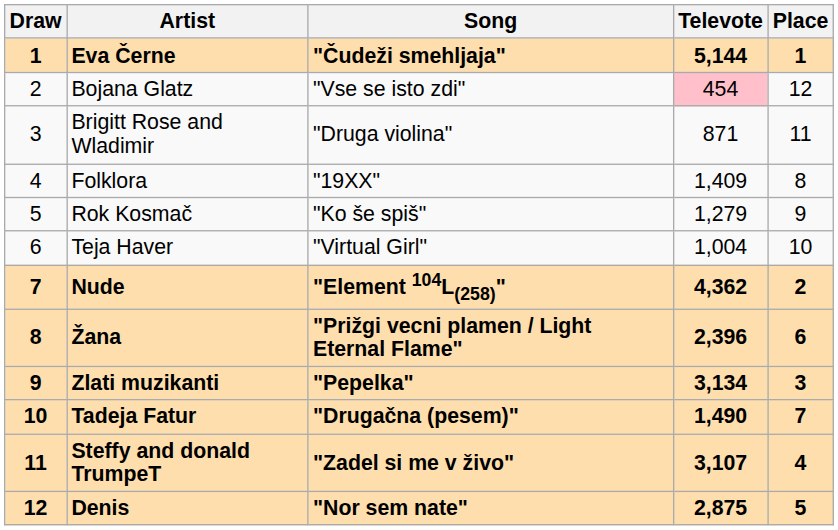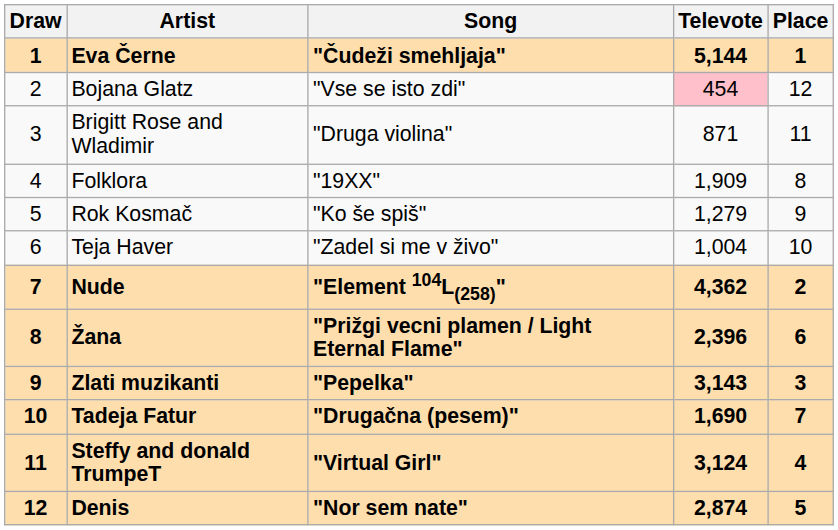(721, 180) 1,409 -> (721, 180) 1,909
(370, 247) "Virtual Girl" -> (406, 247) "Zadel si me v živo"
(721, 382) 3,134 -> (721, 382) 3,143
(721, 416) 1,490 -> (721, 416) 1,690
(414, 462) "Zadel si me v živo" -> (377, 462) "Virtual Girl"
(721, 462) 3,107 -> (721, 462) 3,124
(721, 508) 2,875 -> (721, 508) 2,874
